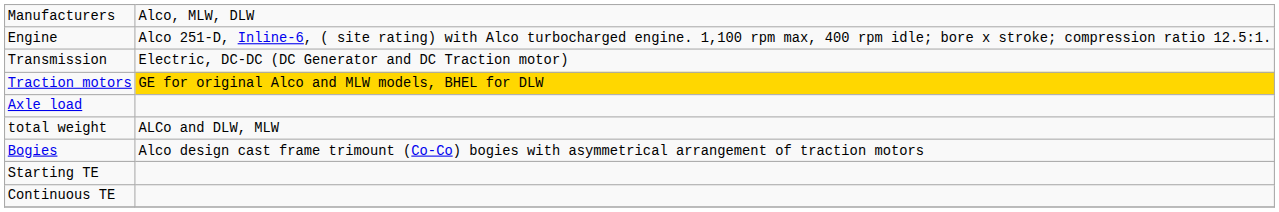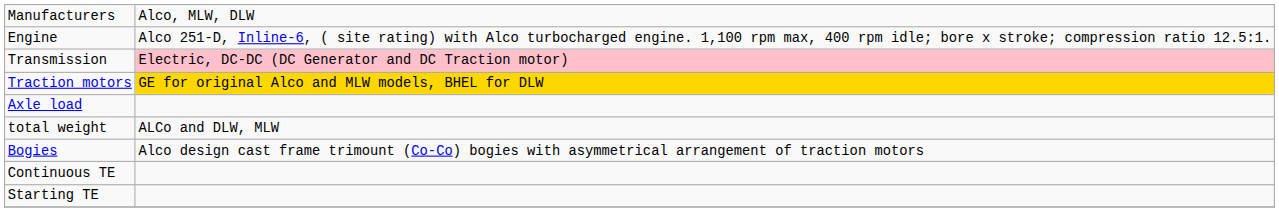(353, 61) no background -> (353, 61) pink background
rows swapped: (53, 173) <-> (62, 195)
